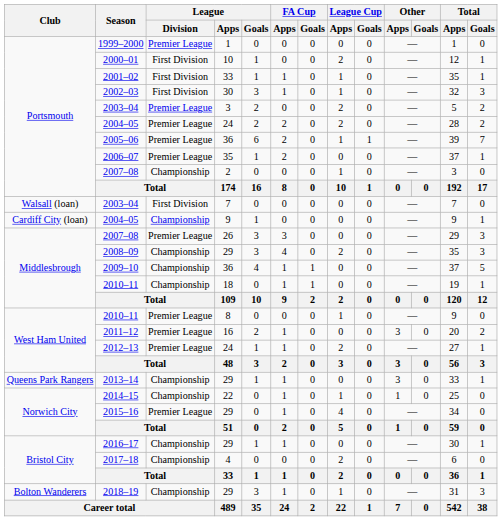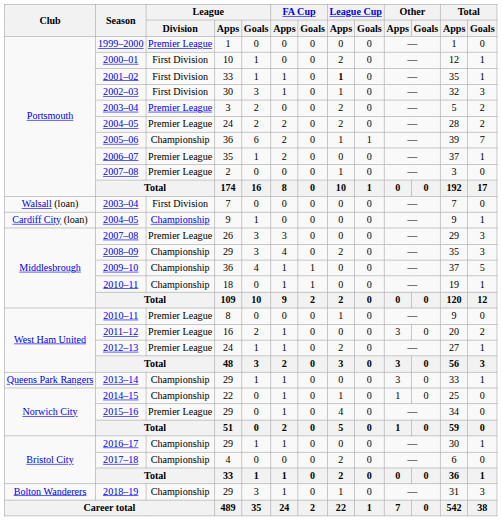(341, 76) normal -> (341, 76) bold
(180, 140) Premier League -> (180, 140) Championship
(180, 172) Championship -> (180, 172) Premier League
